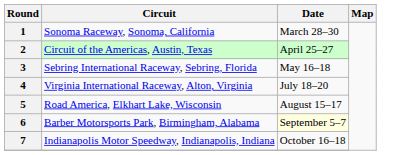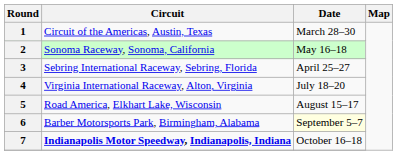(129, 31) Sonoma Raceway, Sonoma, California -> (128, 31) Circuit of the Americas, Austin, Texas
(128, 49) Circuit of the Americas, Austin, Texas -> (129, 49) Sonoma Raceway, Sonoma, California
(307, 49) April 25–27 -> (322, 49) May 16–18
(305, 67) May 16–18 -> (323, 67) April 25–27
(159, 140) normal -> (168, 140) bold
